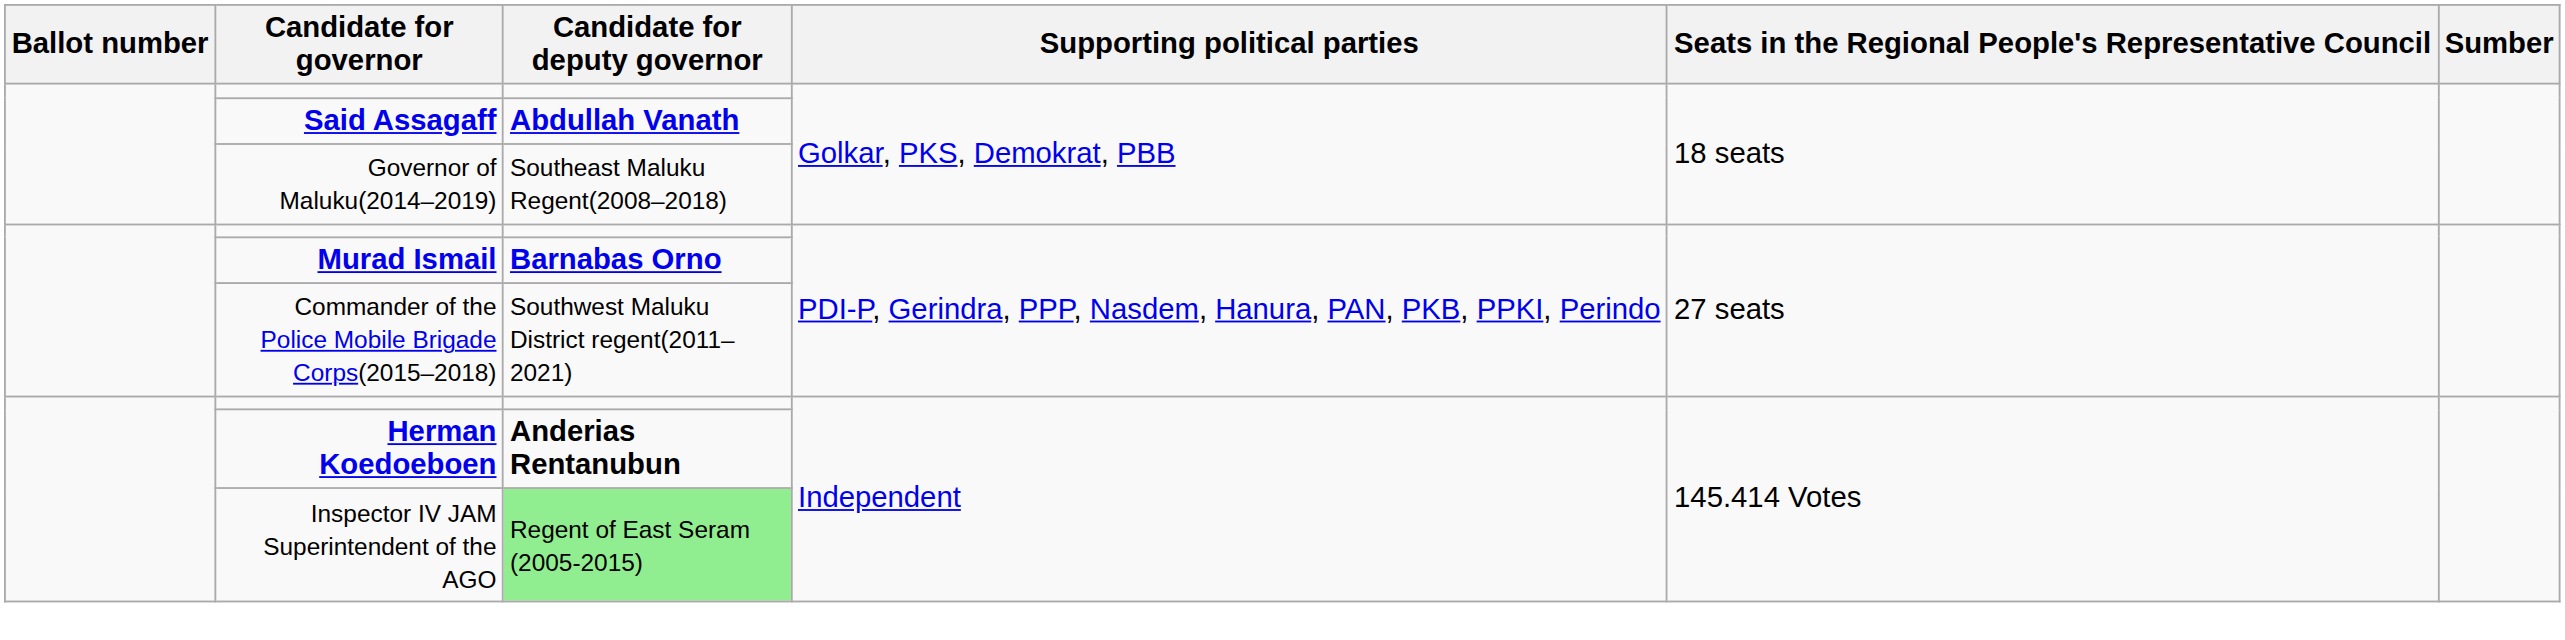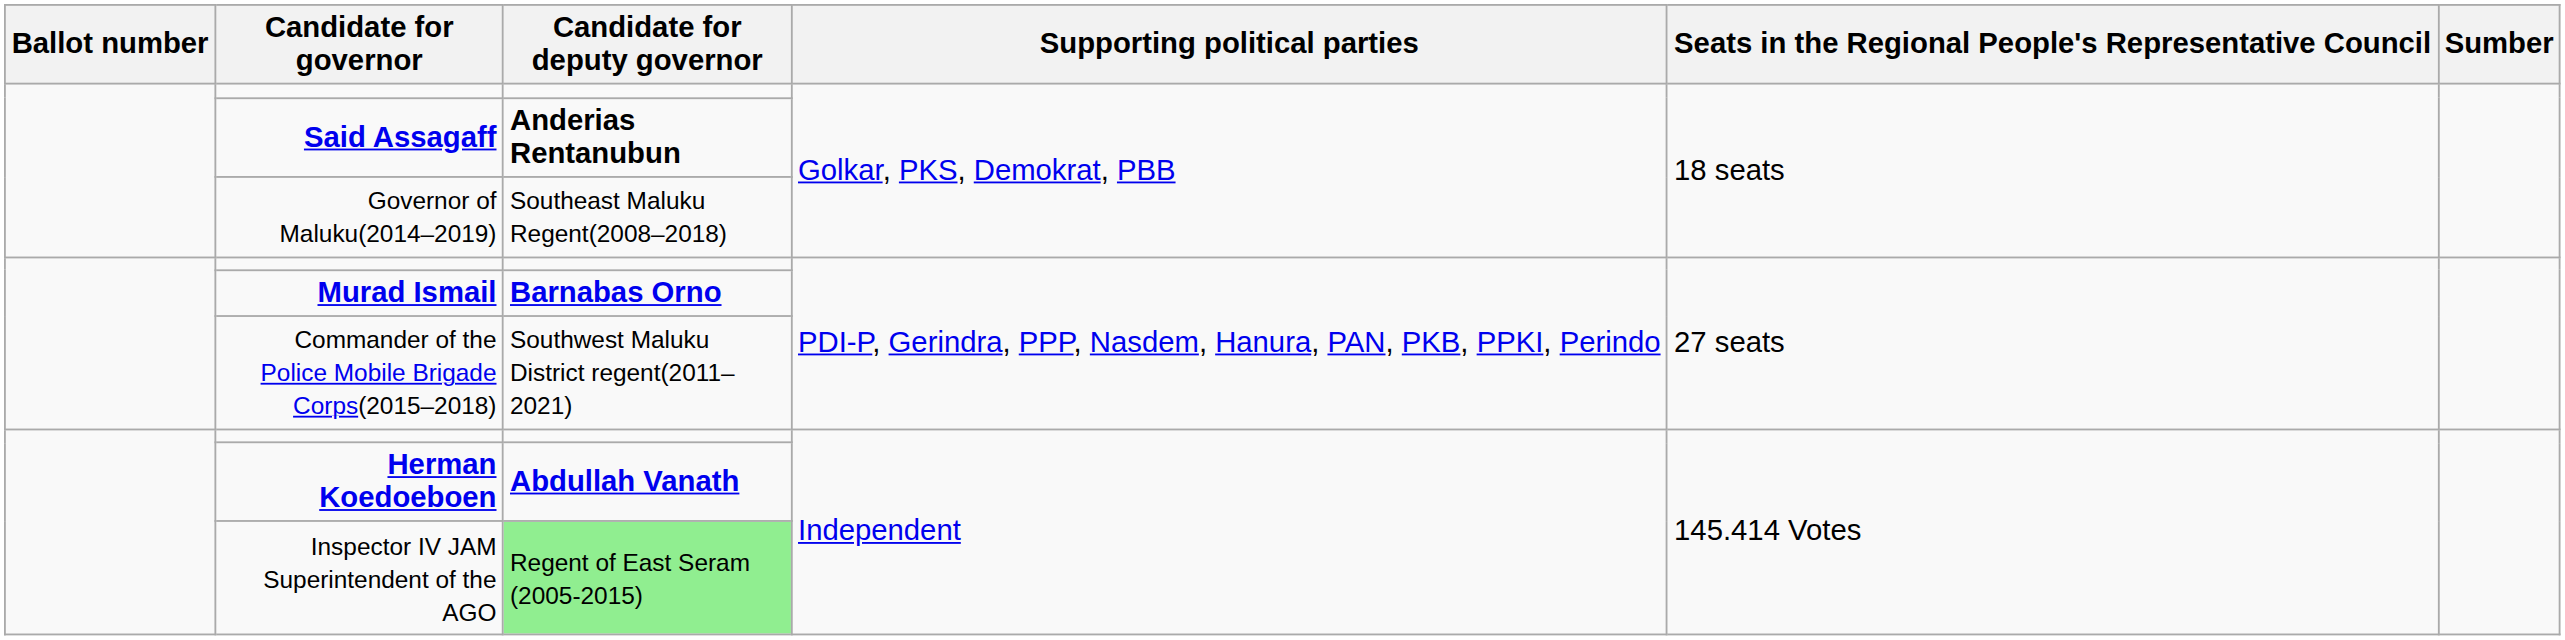(625, 120) Abdullah Vanath -> (595, 137) Anderias Rentanubun
(595, 448) Anderias Rentanubun -> (625, 481) Abdullah Vanath
